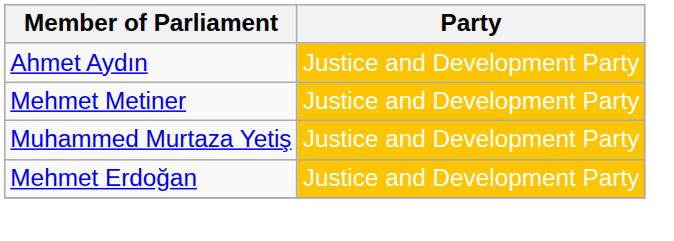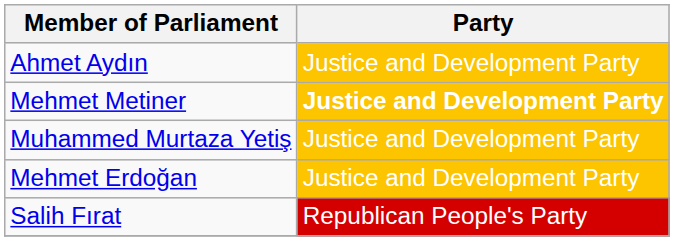(471, 100) normal -> (483, 100) bold
+ row: (66, 216)
